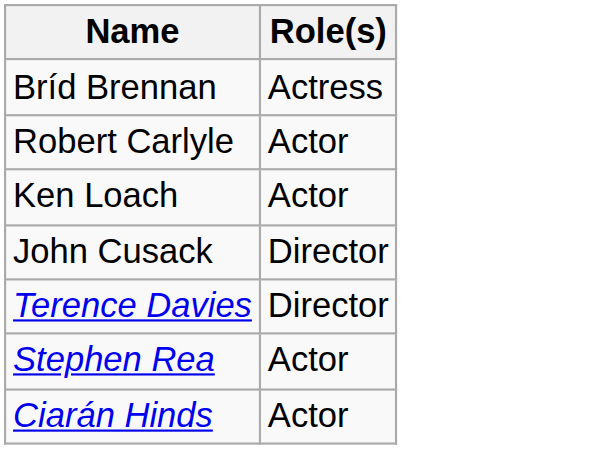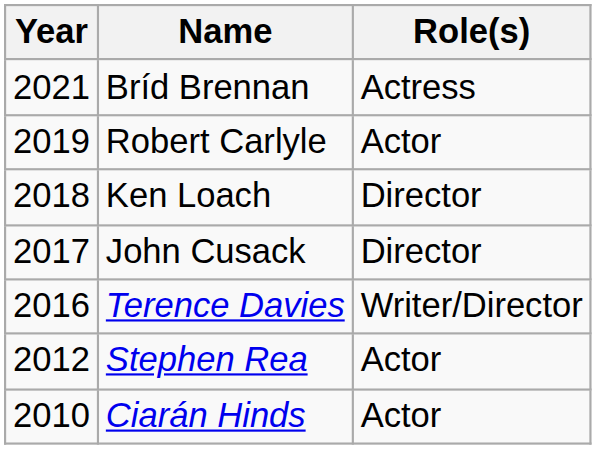+ column: (51, 31)
(308, 196) Actor -> (421, 196) Director
(328, 305) Director -> (472, 305) Writer/Director
